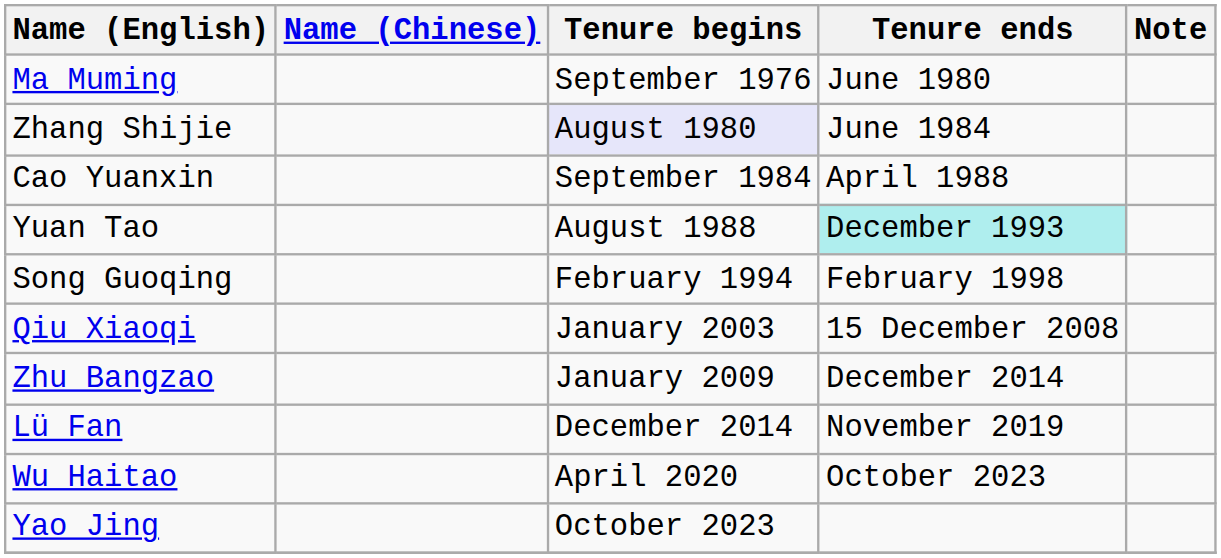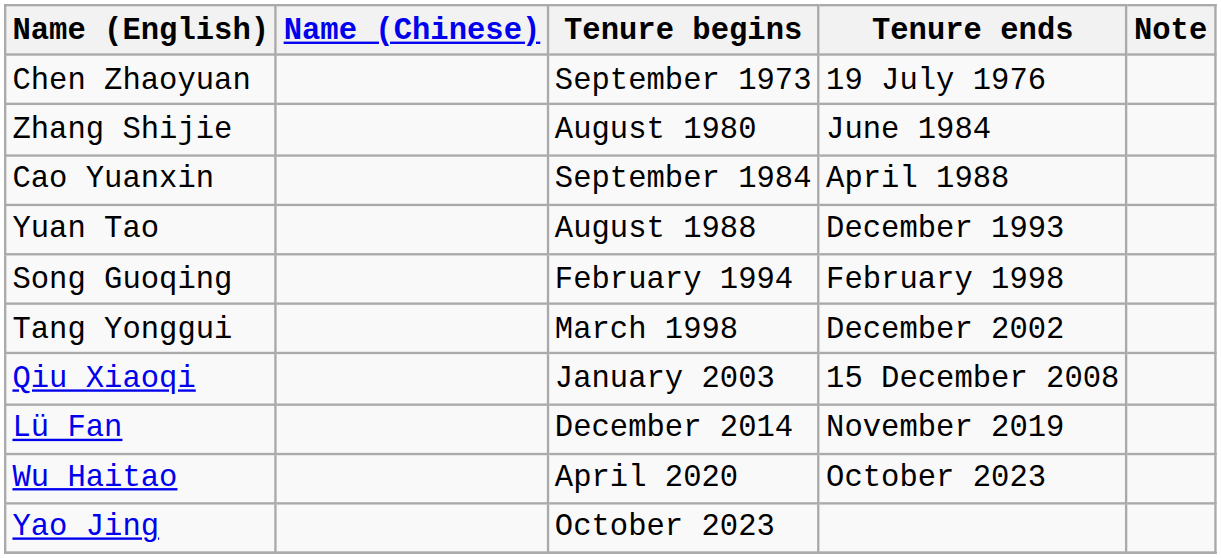+ row: (132, 80)
- row: (95, 80)
(656, 130) lavender background -> (656, 130) no background
(945, 229) paleturquoise background -> (945, 229) no background
+ row: (122, 329)
- row: (113, 379)
